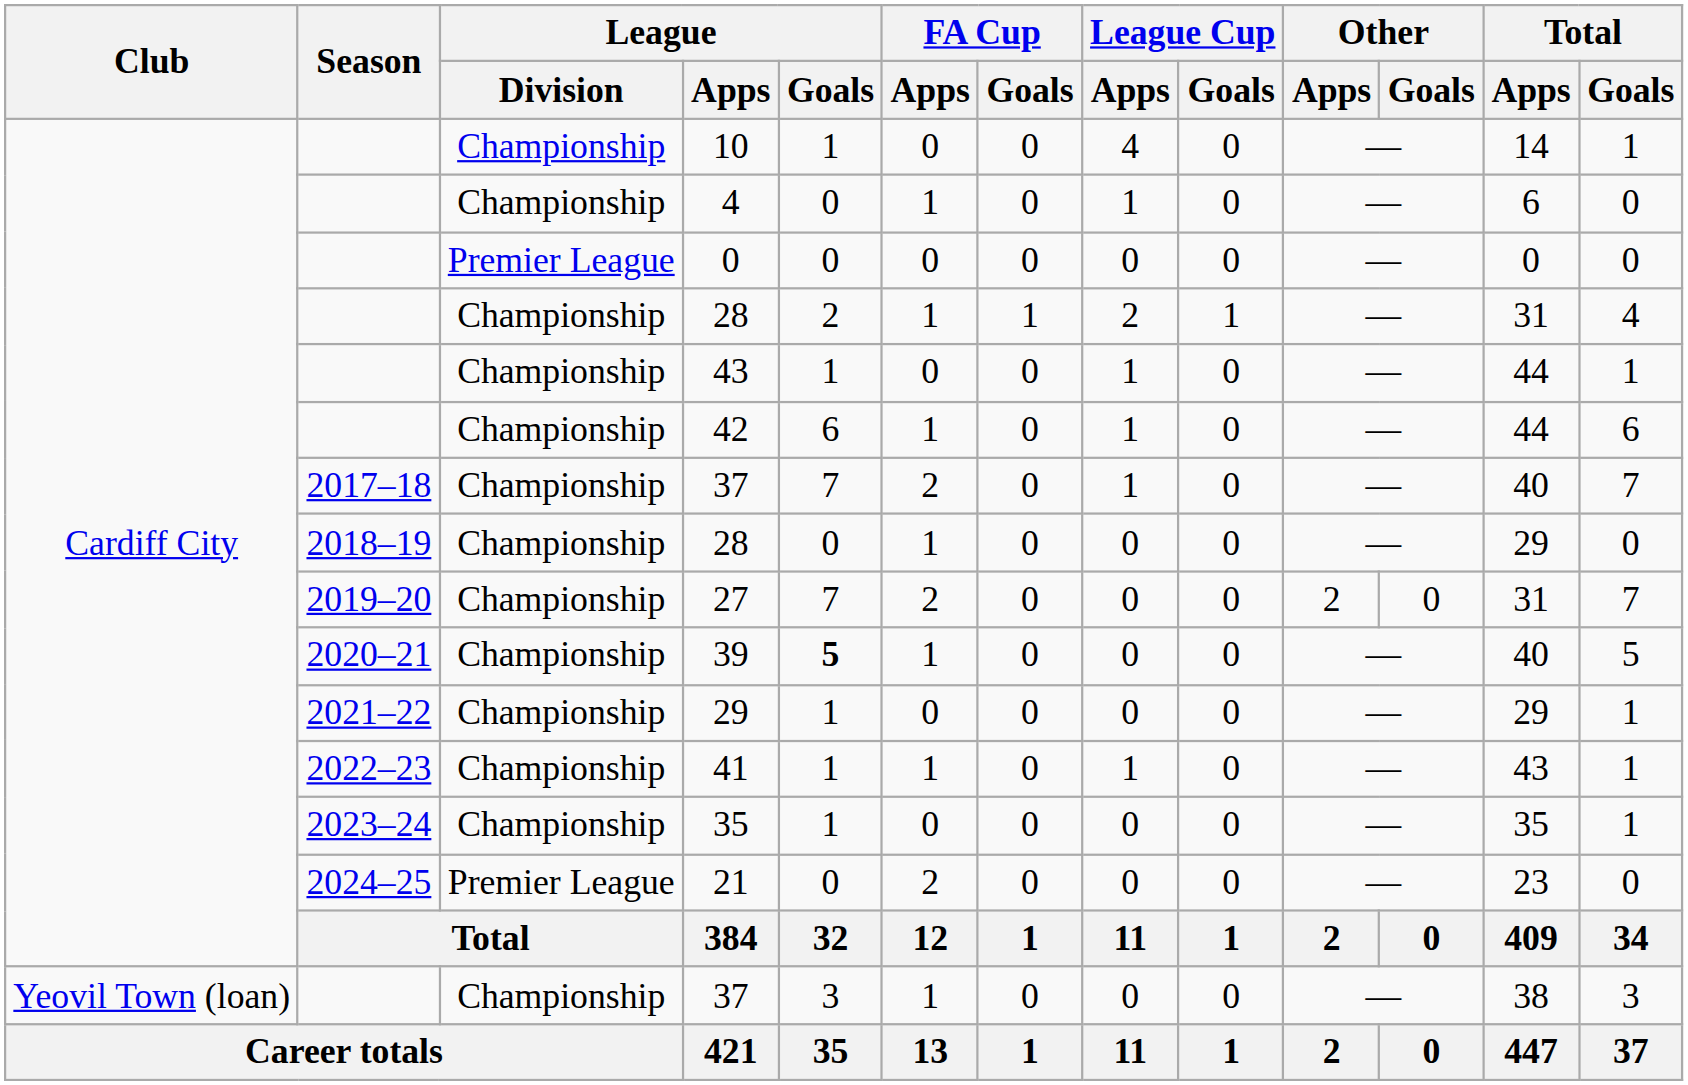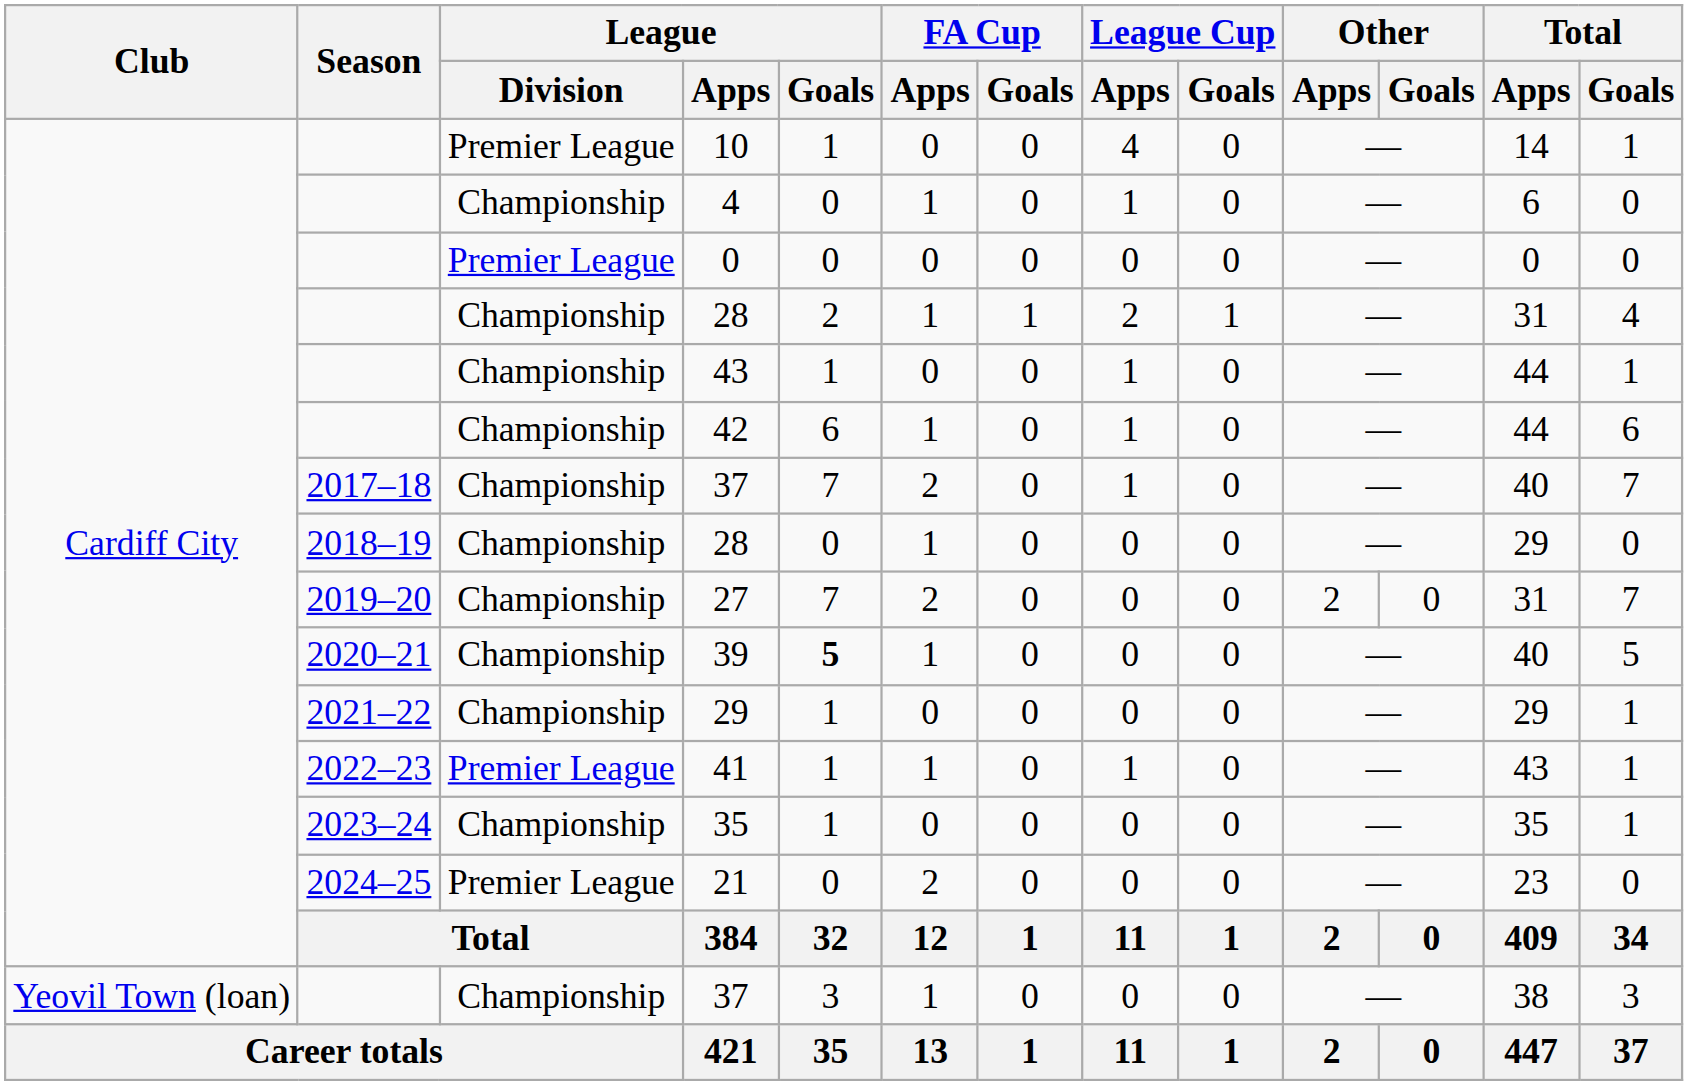(561, 145) Championship -> (561, 145) Premier League
(561, 768) Championship -> (561, 768) Premier League
